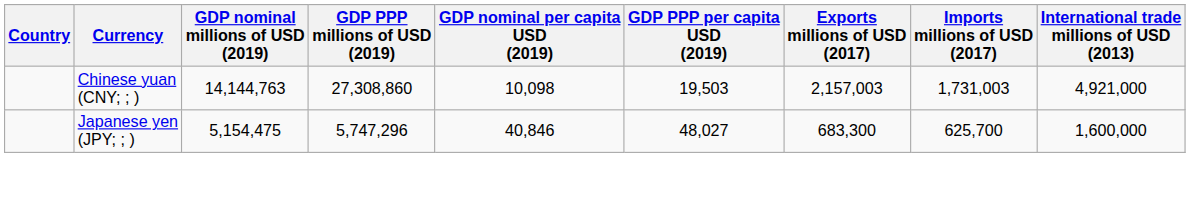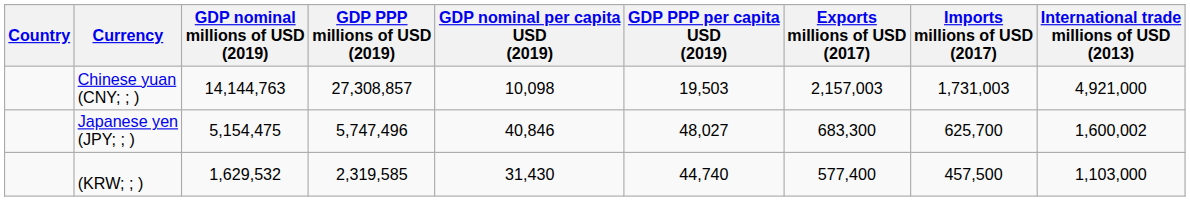(372, 88) 27,308,860 -> (372, 88) 27,308,857
(372, 131) 5,747,296 -> (372, 131) 5,747,496
(1111, 131) 1,600,000 -> (1111, 131) 1,600,002
+ row: (111, 184)
